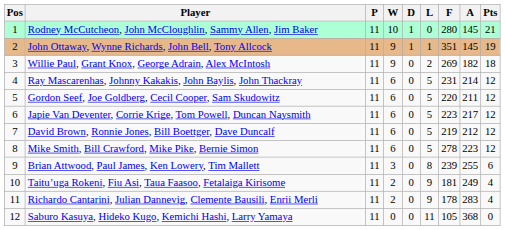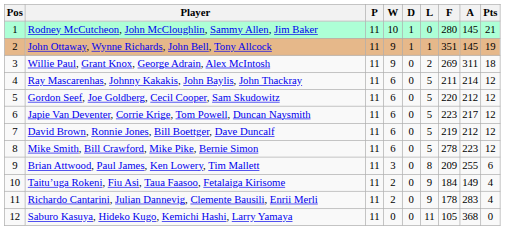(470, 64) 182 -> (470, 64) 311
(449, 81) 231 -> (449, 81) 211
(470, 98) 211 -> (470, 98) 212
(449, 166) 239 -> (449, 166) 209
(449, 183) 181 -> (449, 183) 184
(470, 183) 249 -> (470, 183) 149
